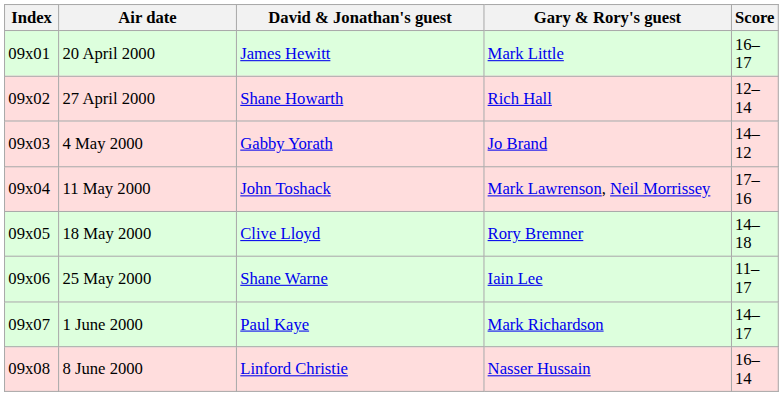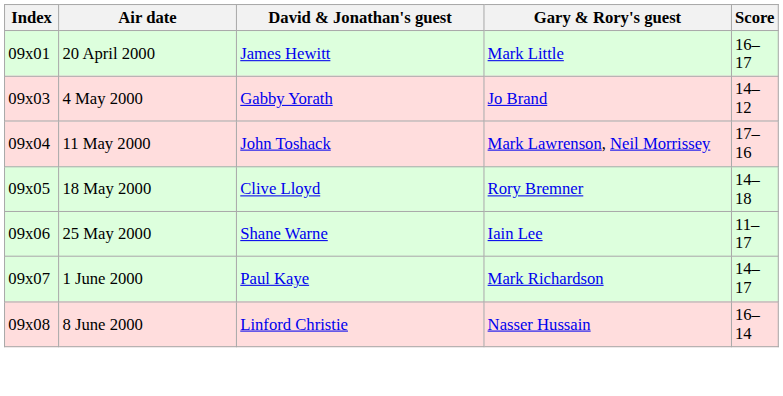- row: (109, 98)
